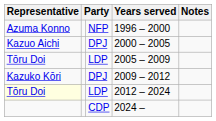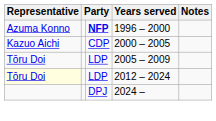(98, 28) normal -> (98, 28) bold
(98, 44) DPJ -> (99, 44) CDP
- row: (142, 76)
(99, 108) CDP -> (98, 92) DPJ
